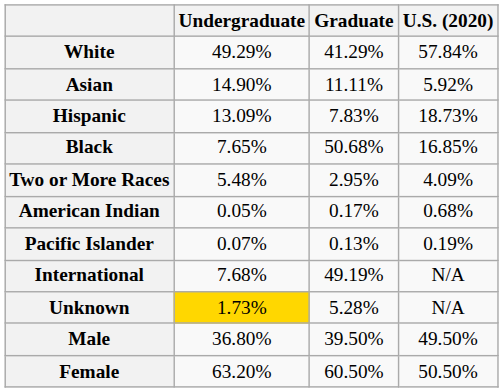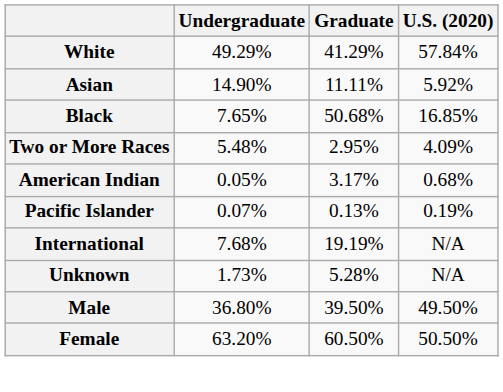- row: (89, 116)
(354, 211) 0.17% -> (354, 179) 3.17%
(354, 275) 49.19% -> (354, 243) 19.19%
(242, 307) gold background -> (242, 275) no background
